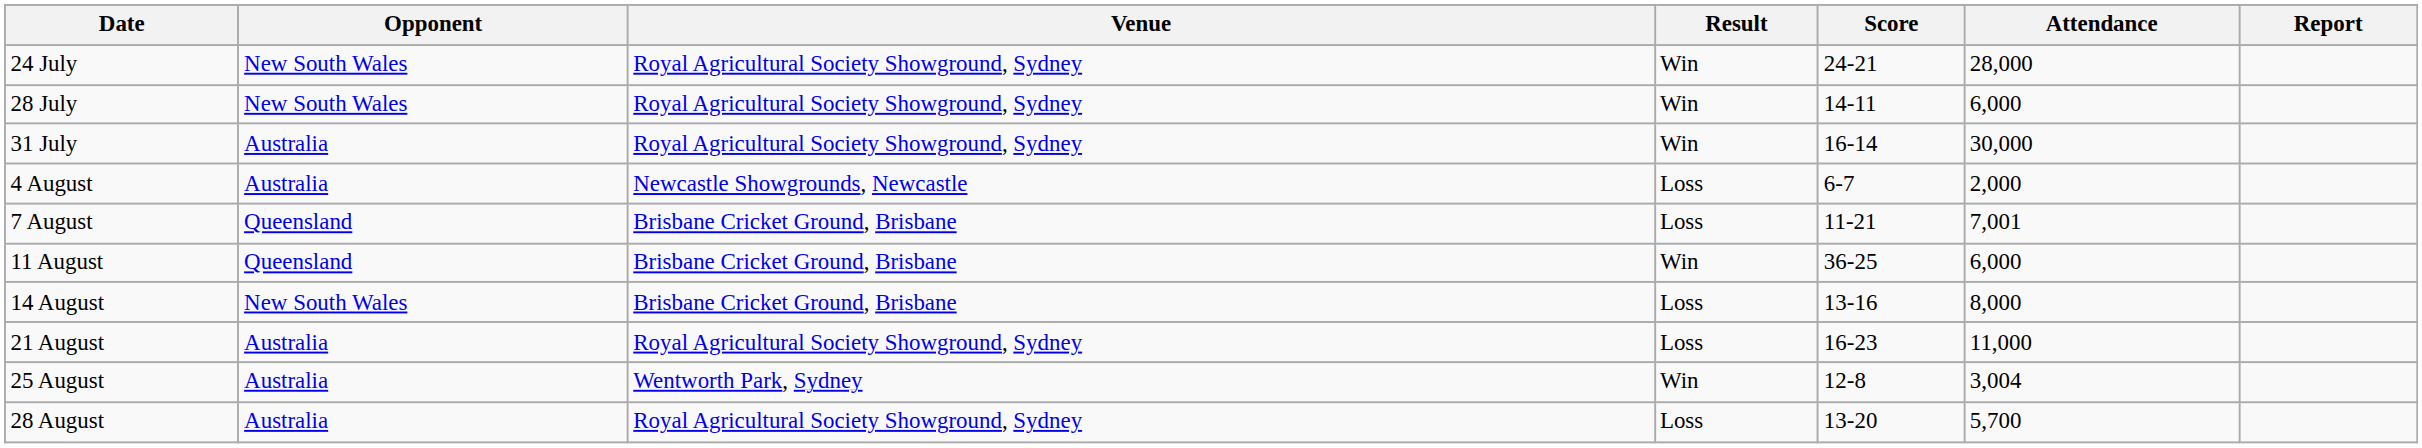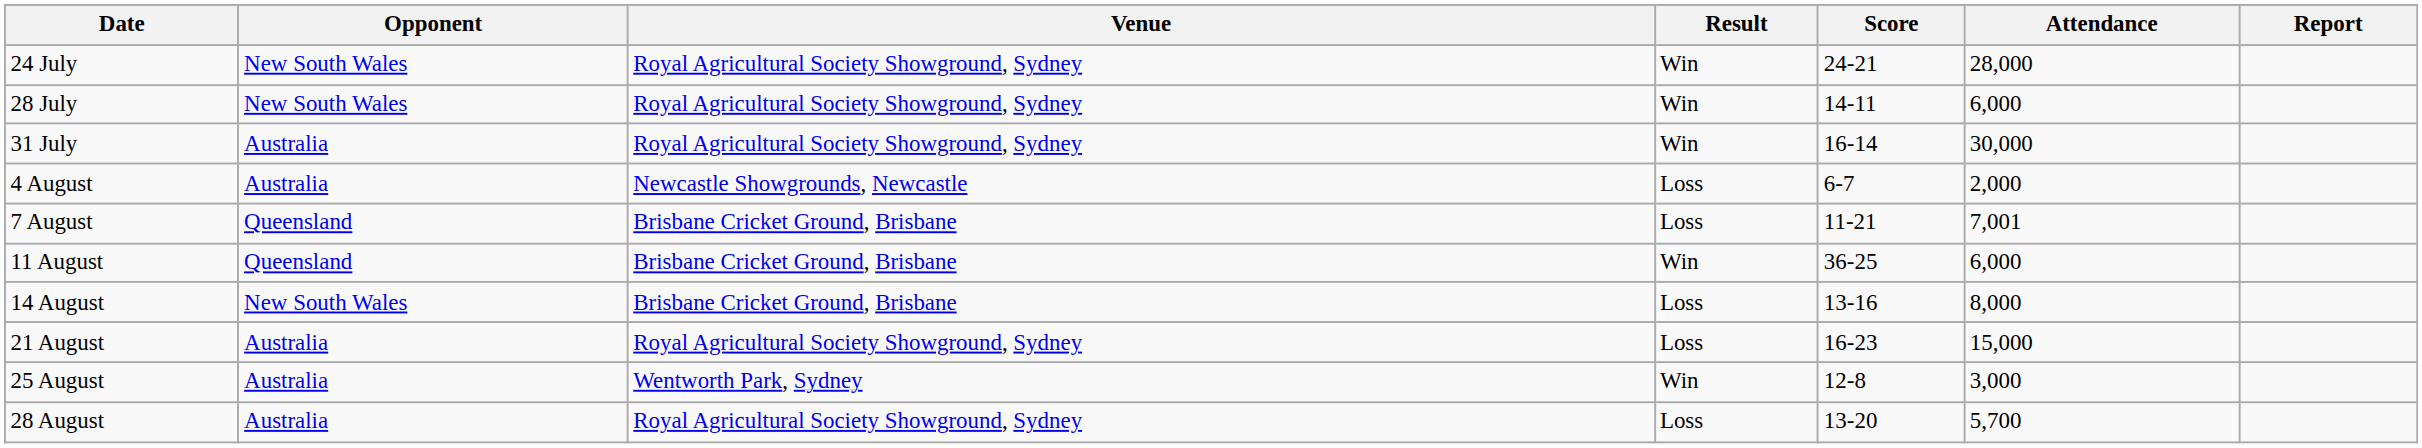(2001, 341) 11,000 -> (2001, 341) 15,000
(1996, 381) 3,004 -> (1996, 381) 3,000
